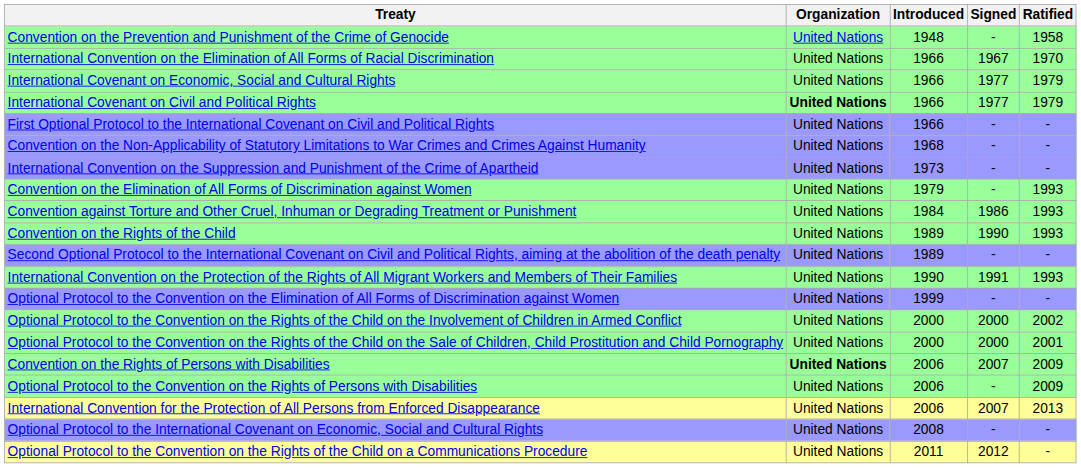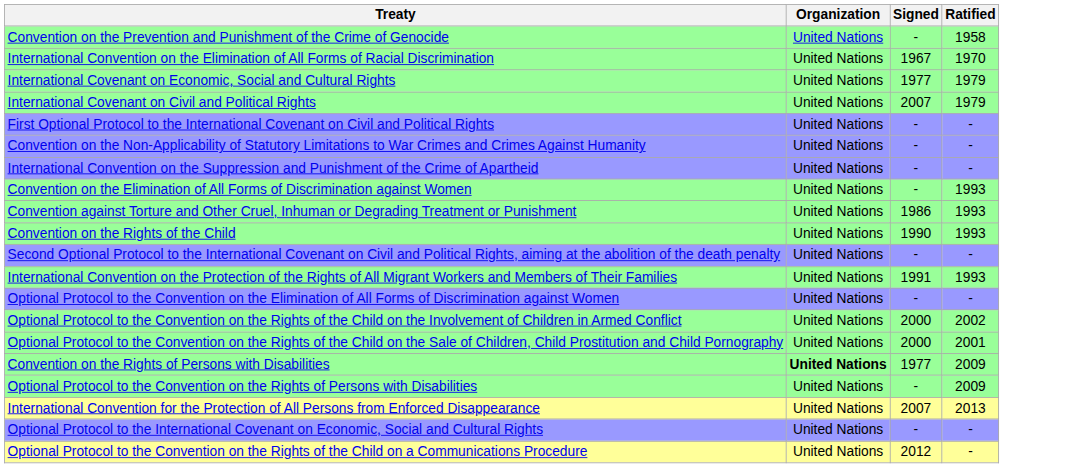- column: (929, 15)
(838, 102) bold -> (838, 102) normal
(993, 102) 1977 -> (916, 102) 2007
(993, 364) 2007 -> (916, 364) 1977
